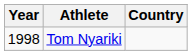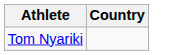- column: (24, 15)
